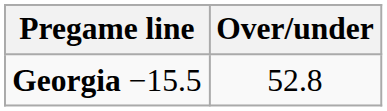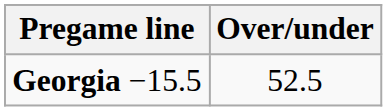(295, 79) 52.8 -> (295, 79) 52.5
